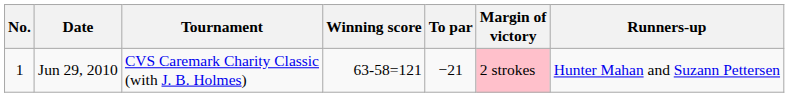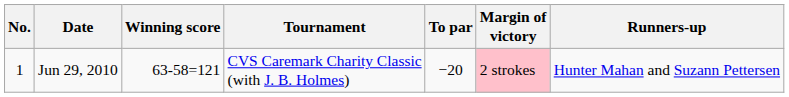columns swapped: (222, 26) <-> (374, 26)
(451, 70) −21 -> (451, 70) −20
